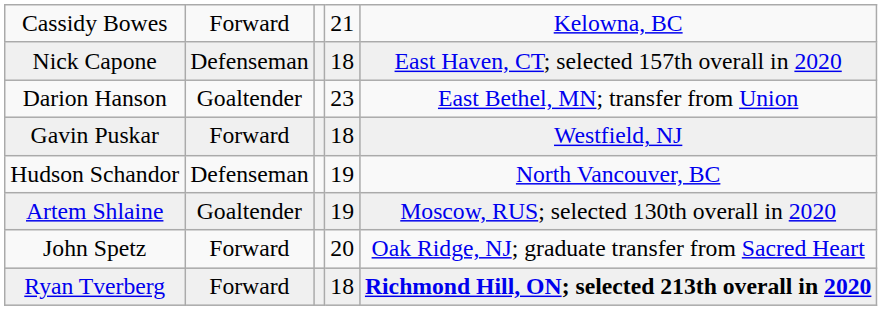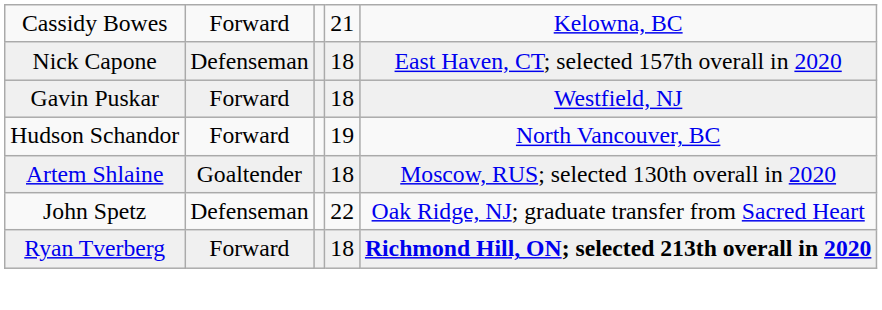- row: (95, 98)
(249, 173) Defenseman -> (249, 135) Forward
(342, 211) 19 -> (342, 173) 18
(249, 248) Forward -> (249, 211) Defenseman
(342, 248) 20 -> (342, 211) 22
